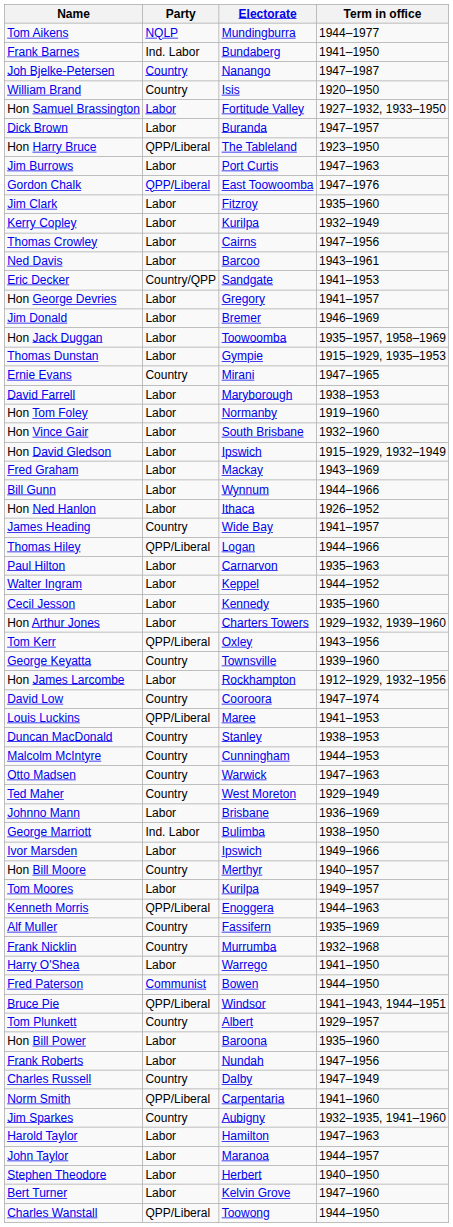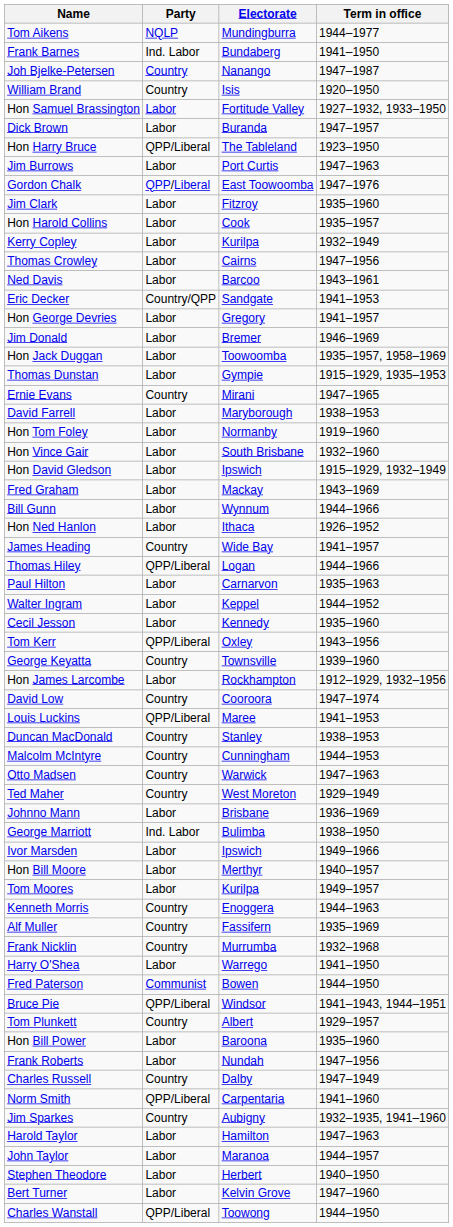+ row: (57, 223)
- row: (54, 623)
(166, 870) Country -> (161, 870) Labor
(178, 908) QPP/Liberal -> (166, 908) Country
